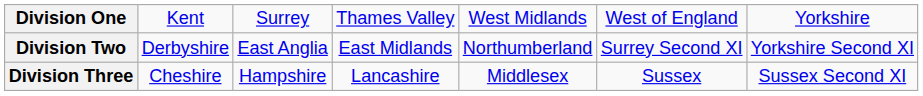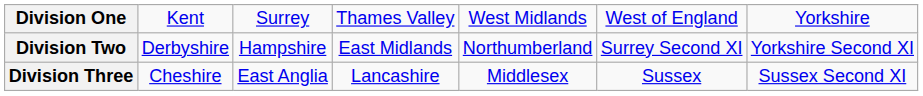(283, 47) East Anglia -> (283, 47) Hampshire
(283, 76) Hampshire -> (283, 76) East Anglia
